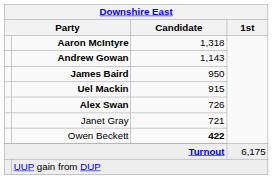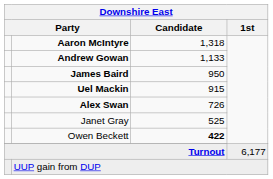(212, 58) 1,143 -> (212, 58) 1,133
(216, 120) 721 -> (216, 120) 525
(253, 151) 6,175 -> (253, 151) 6,177
